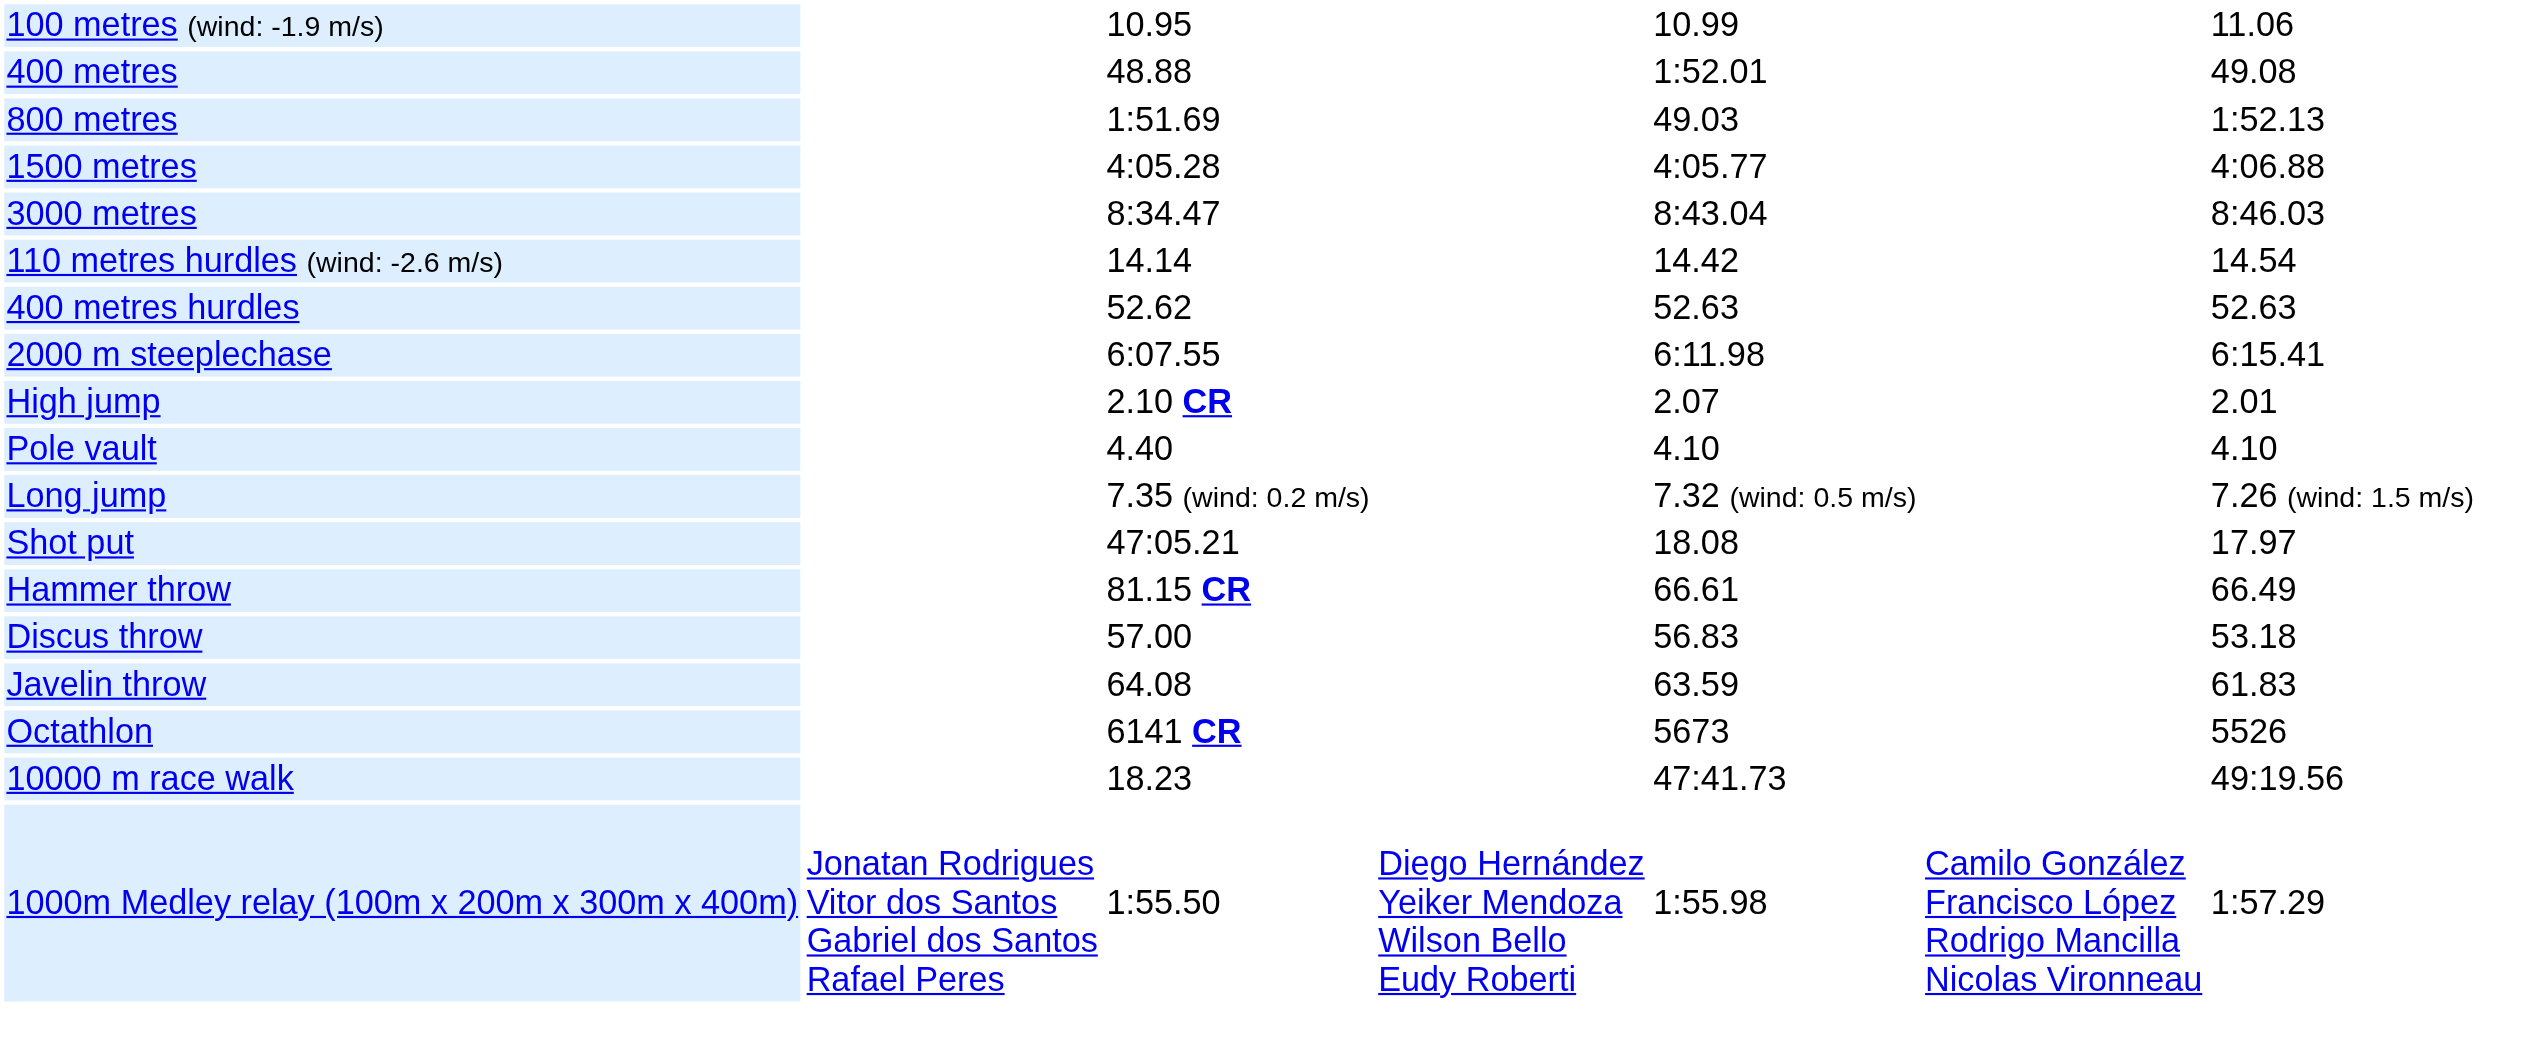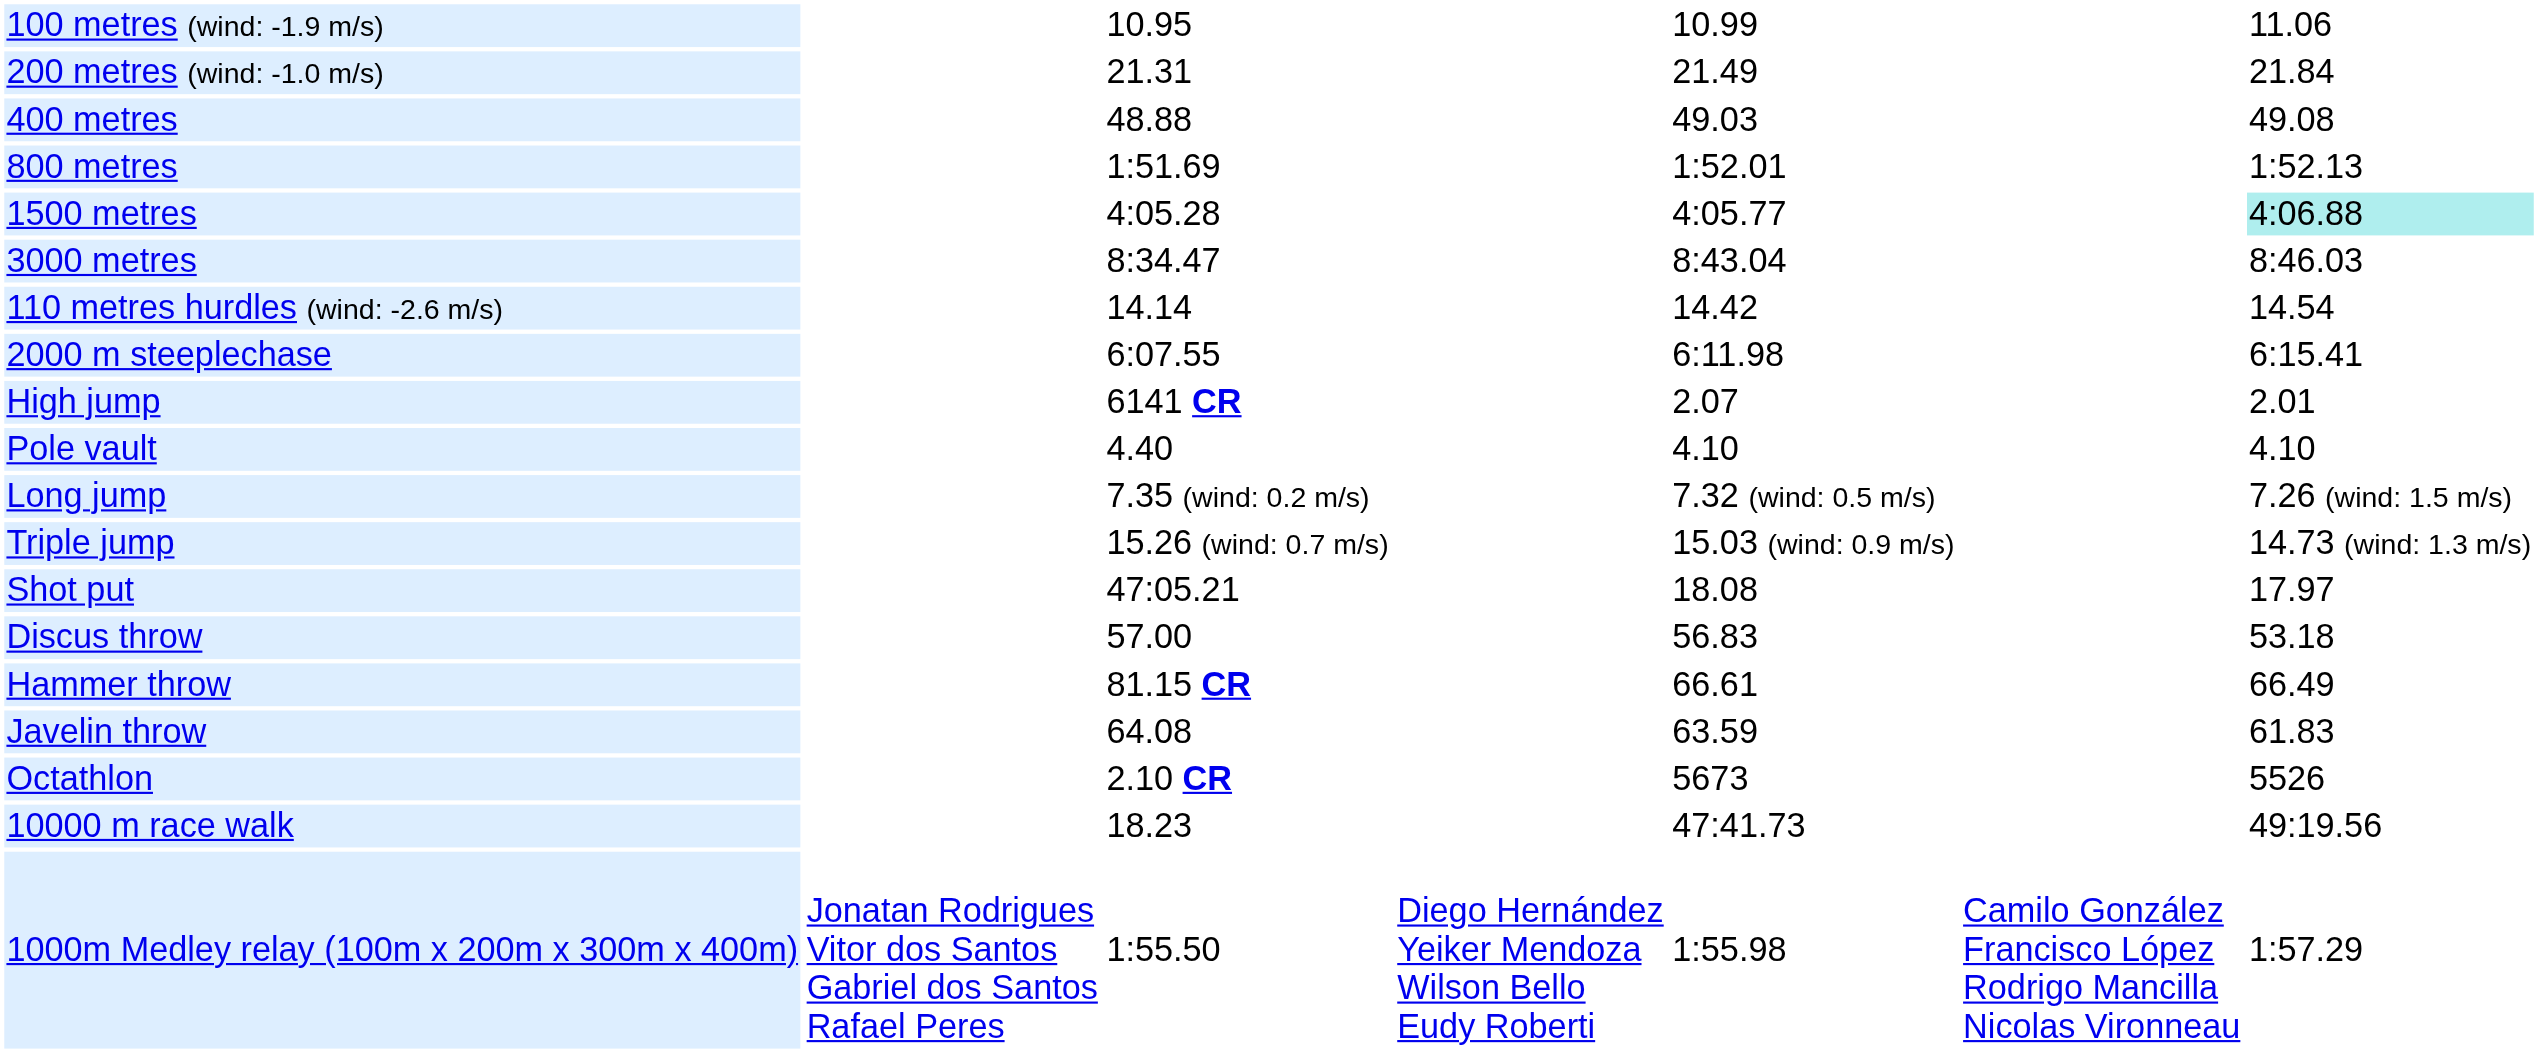+ row: (195, 72)
(1710, 72) 1:52.01 -> (1715, 119) 49.03
(1696, 119) 49.03 -> (1729, 166) 1:52.01
(2268, 166) no background -> (2306, 213) paleturquoise background
- row: (153, 307)
(1169, 401) 2.10 CR -> (1174, 401) 6141 CR
+ row: (90, 542)
rows swapped: (104, 637) <-> (119, 590)
(1174, 731) 6141 CR -> (1169, 778) 2.10 CR
